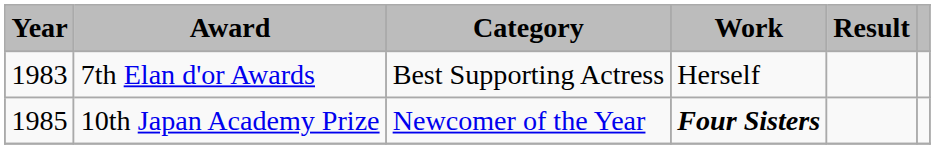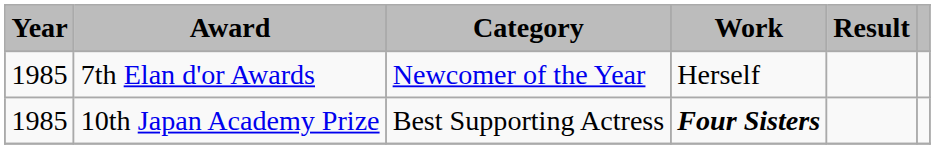(40, 74) 1983 -> (40, 74) 1985
(528, 74) Best Supporting Actress -> (519, 74) Newcomer of the Year
(519, 120) Newcomer of the Year -> (528, 120) Best Supporting Actress
